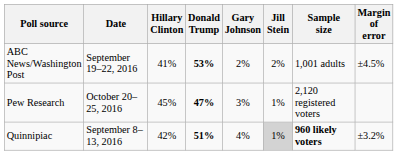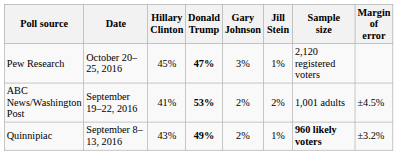rows swapped: (36, 102) <-> (44, 63)
(167, 136) 42% -> (167, 136) 43%
(204, 136) 51% -> (204, 136) 49%
(243, 136) 4% -> (243, 136) 2%
(278, 136) lightgrey background -> (278, 136) no background
